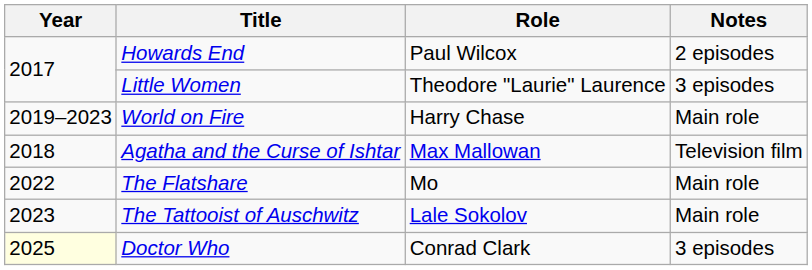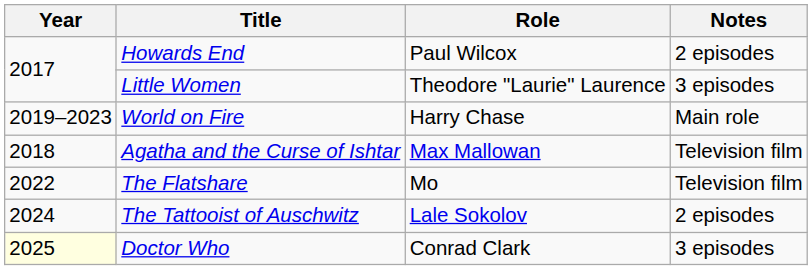(717, 183) Main role -> (739, 183) Television film
(32, 215) 2023 -> (32, 215) 2024
(717, 215) Main role -> (725, 215) 2 episodes
